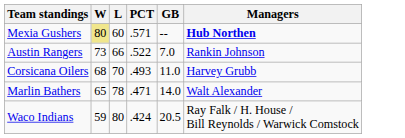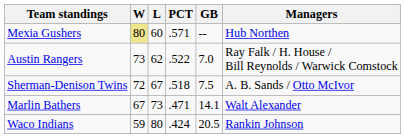(221, 33) bold -> (257, 33) normal
(118, 52) 66 -> (157, 59) 62
(226, 52) Rankin Johnson -> (312, 59) Ray Falk / H. House / Bill Reynolds / Warwick Comstock
+ row: (67, 85)
- row: (48, 71)
(100, 91) 65 -> (139, 104) 67
(118, 91) 78 -> (157, 104) 73
(170, 91) 14.0 -> (209, 104) 14.1
(273, 117) Ray Falk / H. House / Bill Reynolds / Warwick Comstock -> (264, 124) Rankin Johnson
